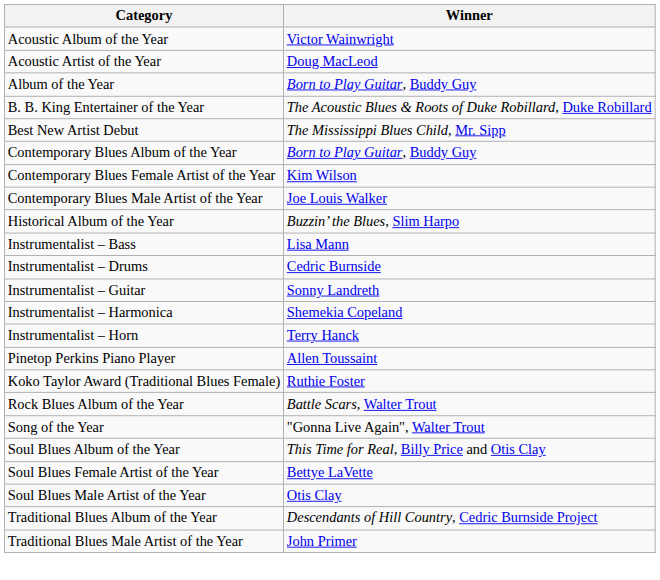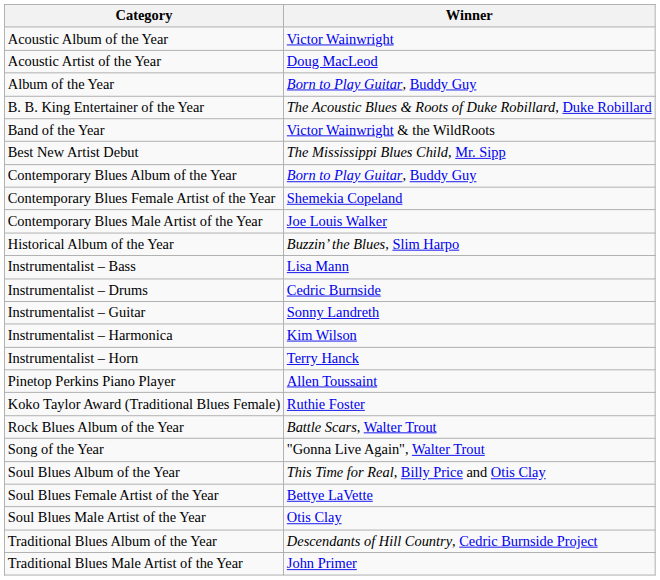+ row: (56, 130)
(322, 175) Kim Wilson -> (345, 198) Shemekia Copeland
(345, 312) Shemekia Copeland -> (322, 335) Kim Wilson
